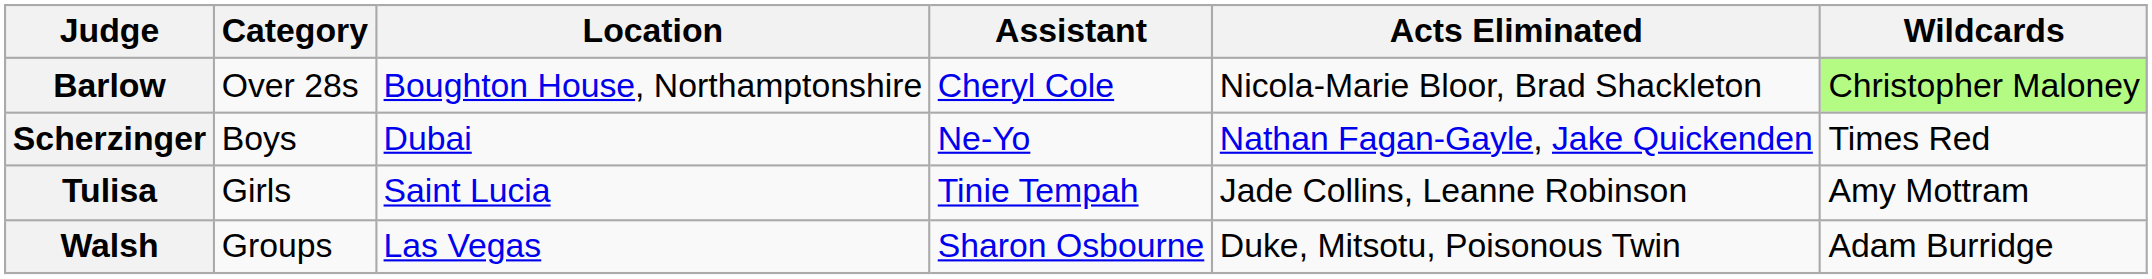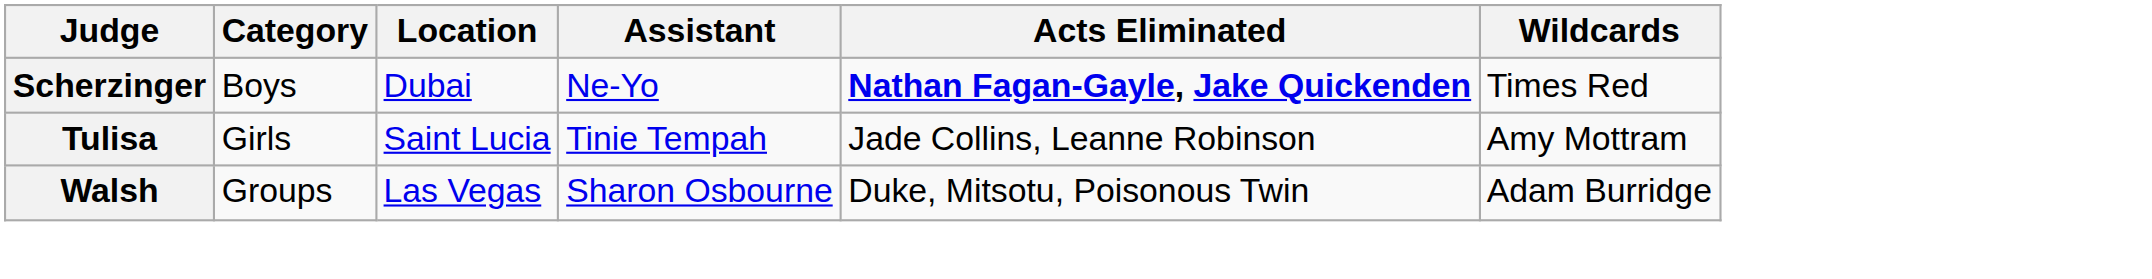- row: (109, 84)
(1516, 138) normal -> (1160, 84) bold
